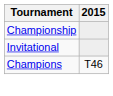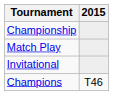+ row: (34, 47)
